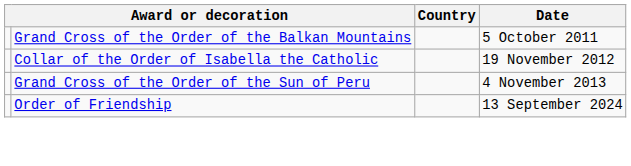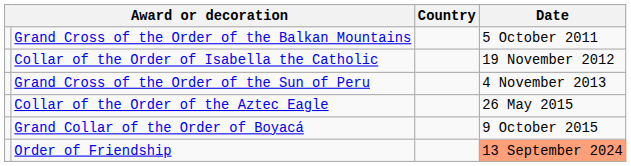+ row: (171, 106)
+ row: (159, 128)
(553, 106) no background -> (553, 151) lightsalmon background
